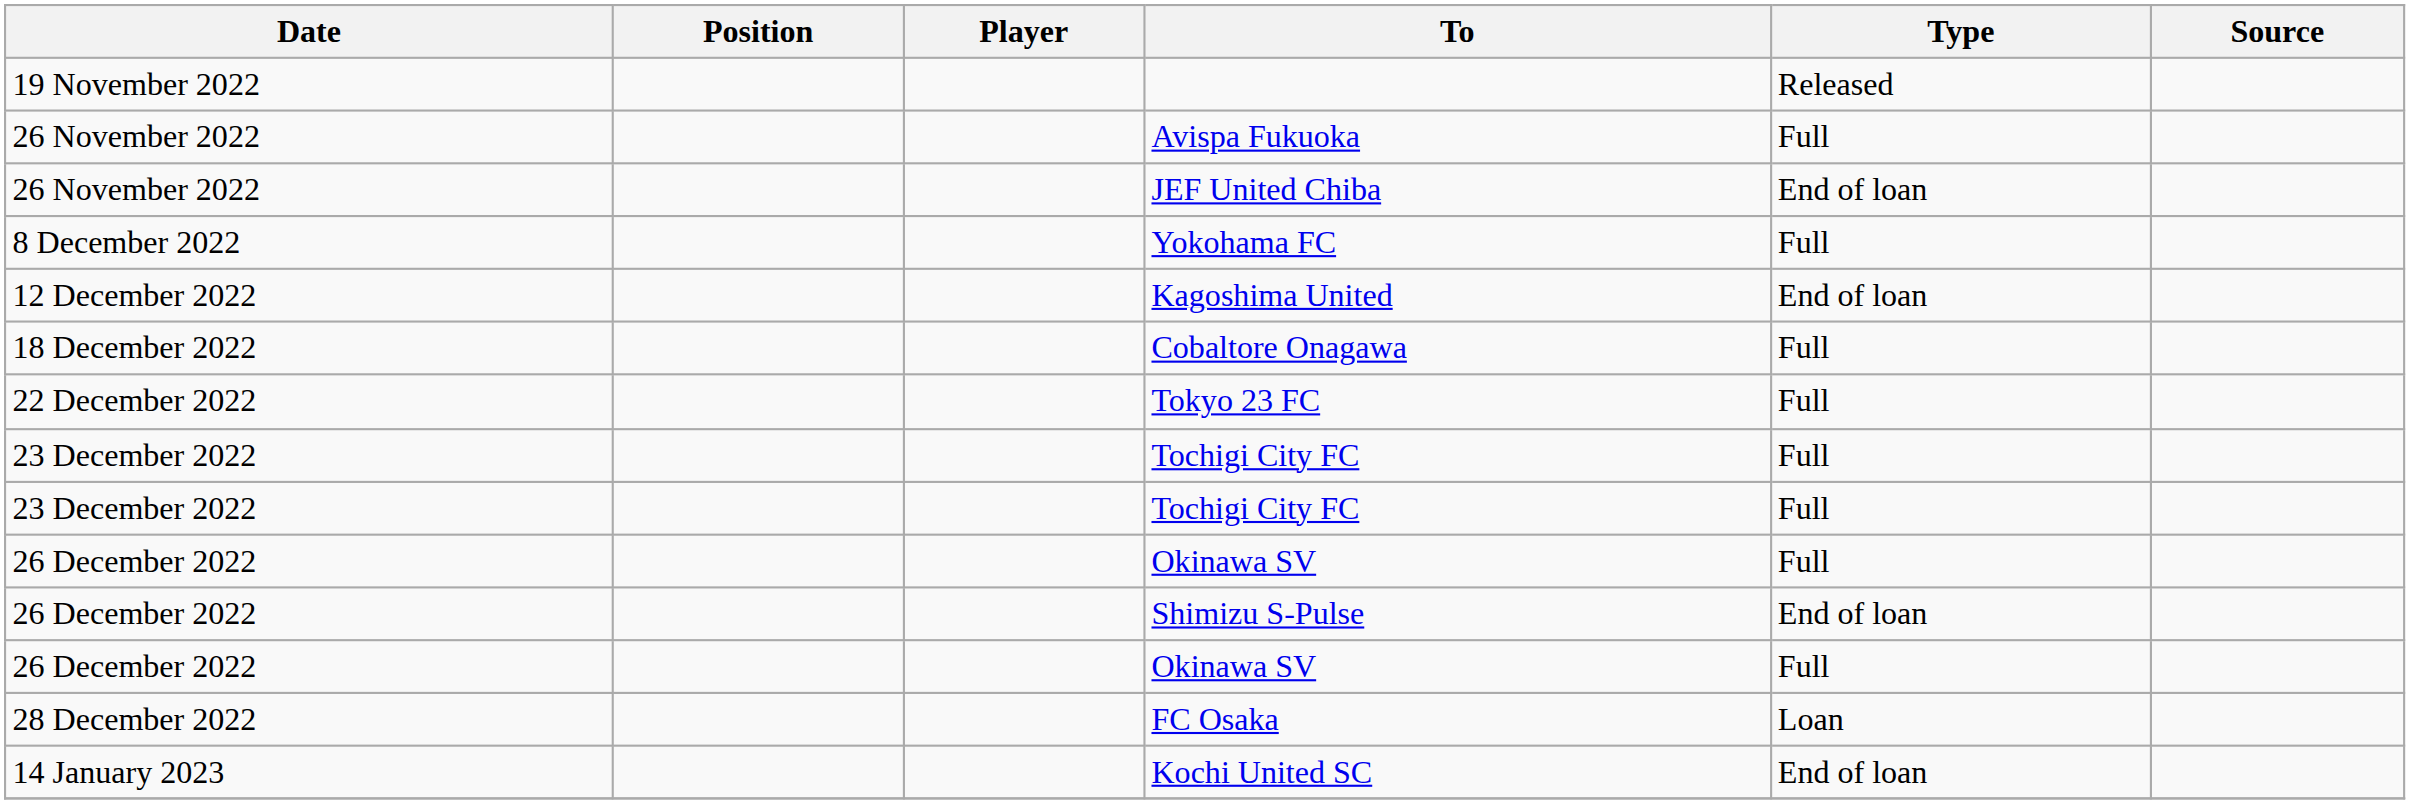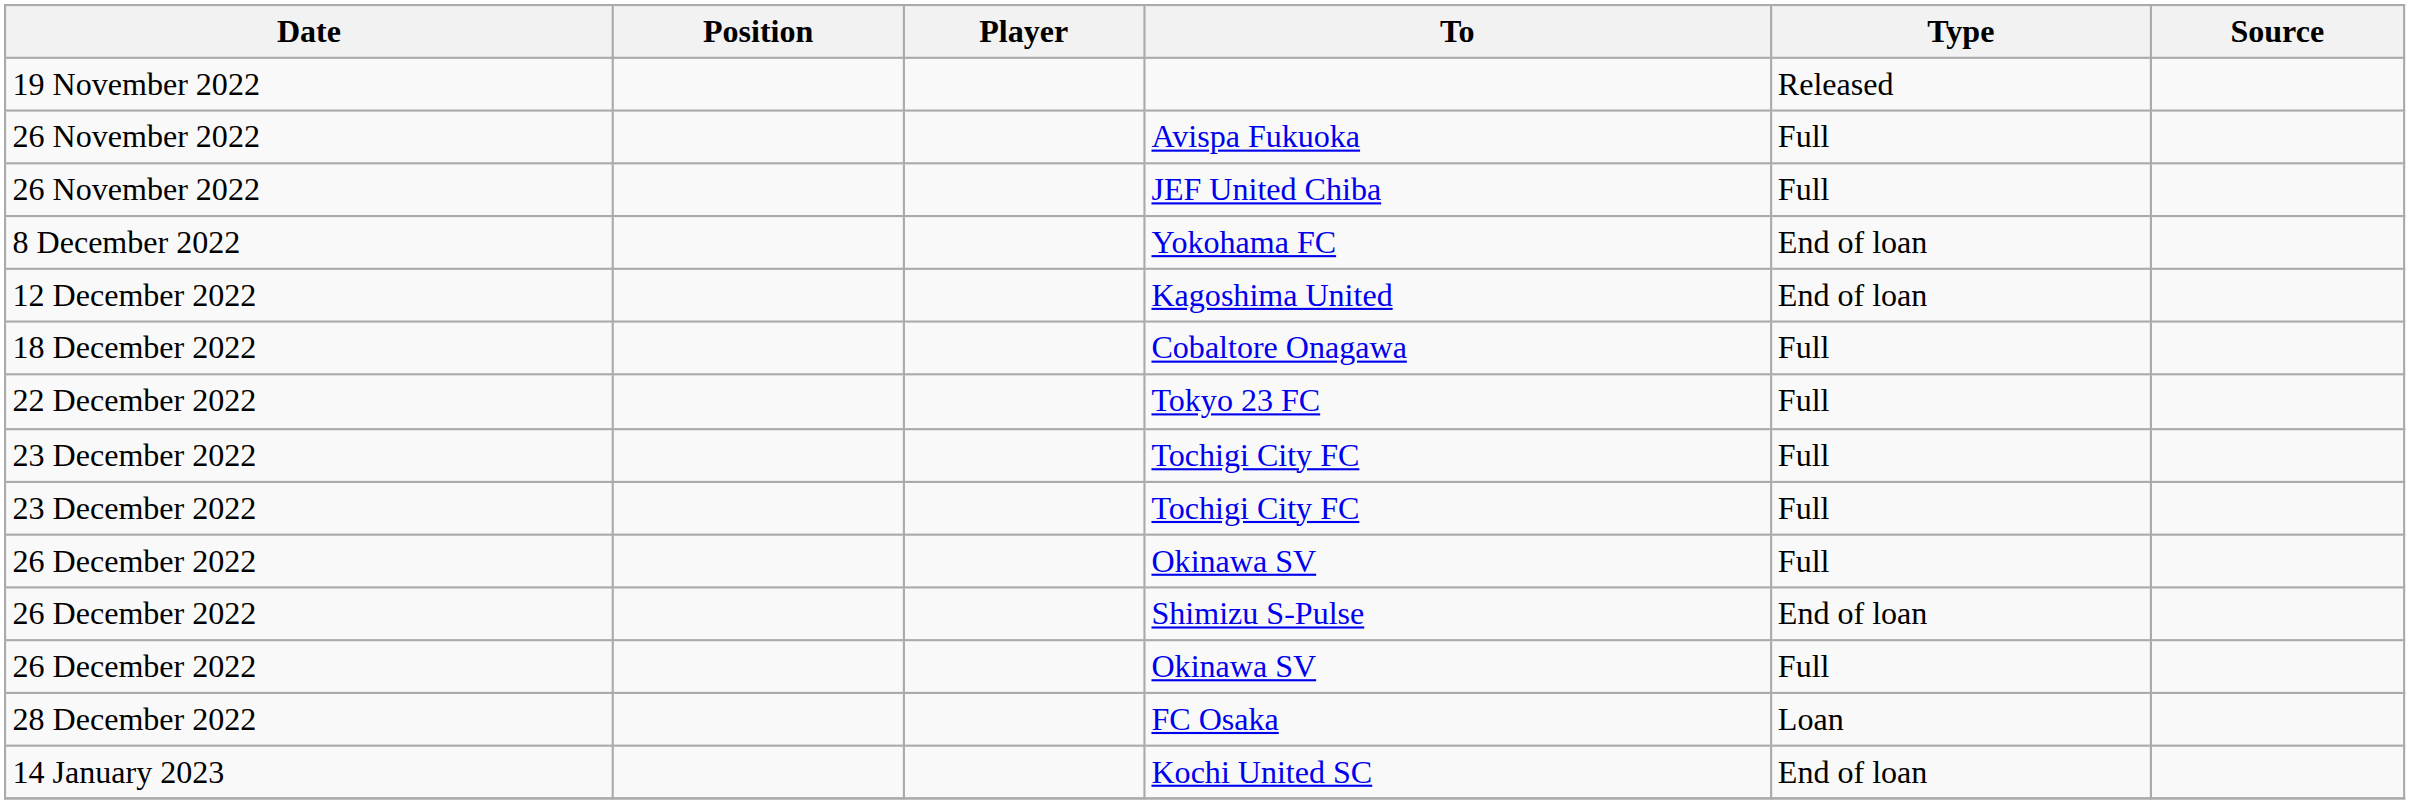(1853, 189) End of loan -> (1804, 189) Full
(1804, 242) Full -> (1853, 242) End of loan
